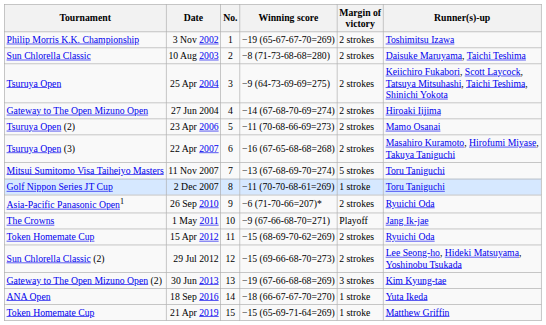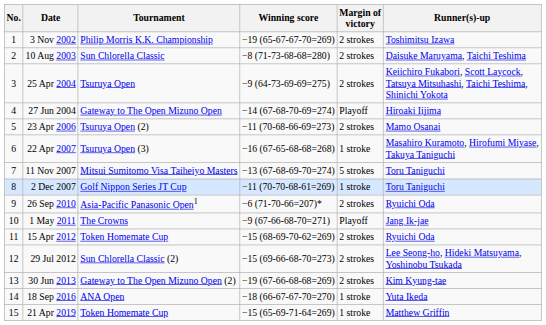columns swapped: (230, 18) <-> (85, 18)
(357, 111) 2 strokes -> (353, 111) Playoff
(357, 149) 2 strokes -> (355, 149) 1 stroke
(357, 280) 3 strokes -> (357, 280) 2 strokes
